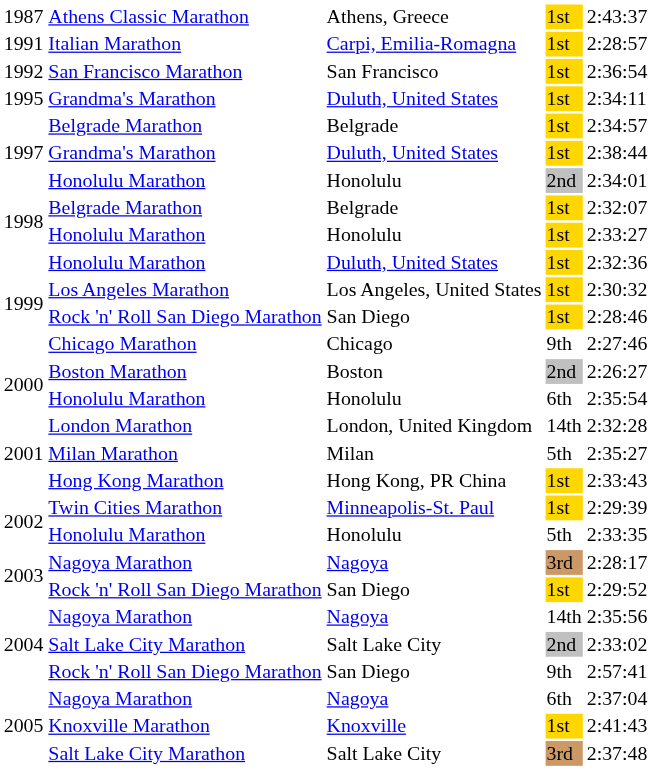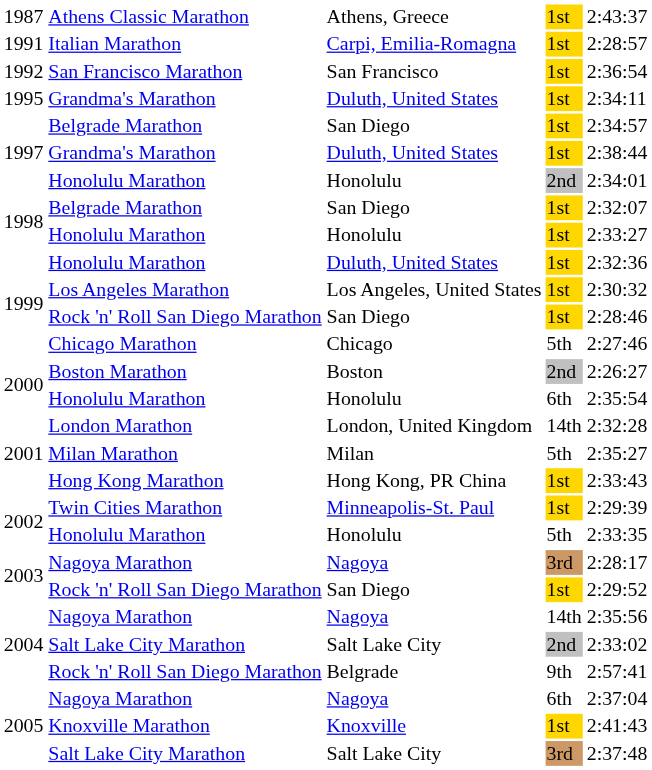(362, 125) Belgrade -> (368, 125) San Diego
(362, 207) Belgrade -> (368, 207) San Diego
(559, 344) 9th -> (559, 344) 5th
(368, 671) San Diego -> (362, 671) Belgrade
